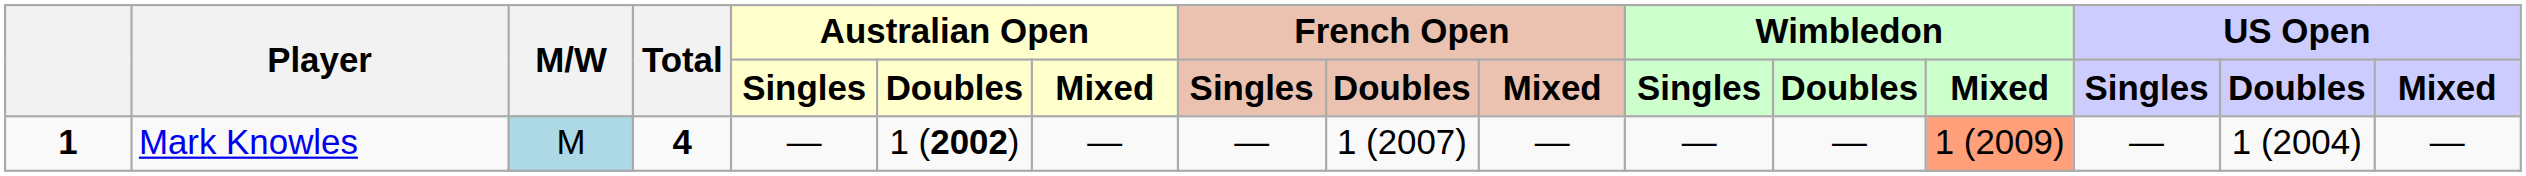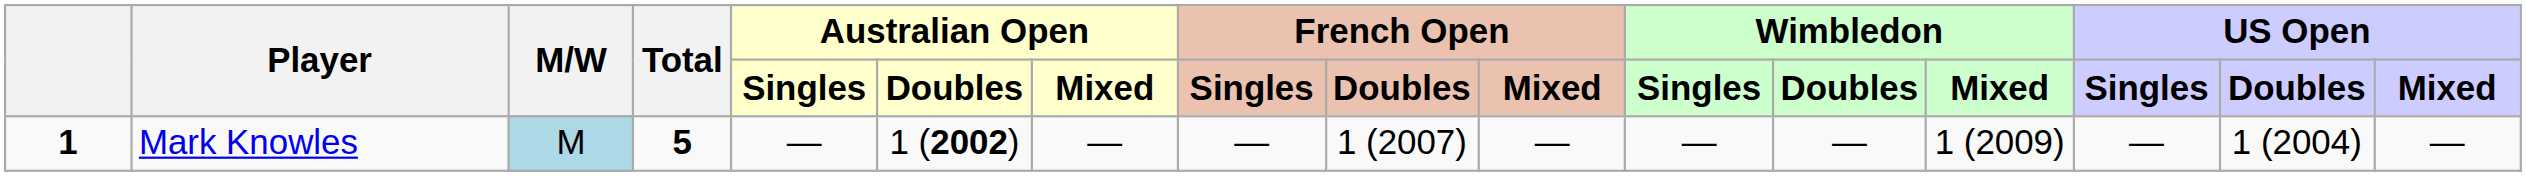(682, 142) 4 -> (682, 142) 5
(2000, 142) lightsalmon background -> (2000, 142) no background
